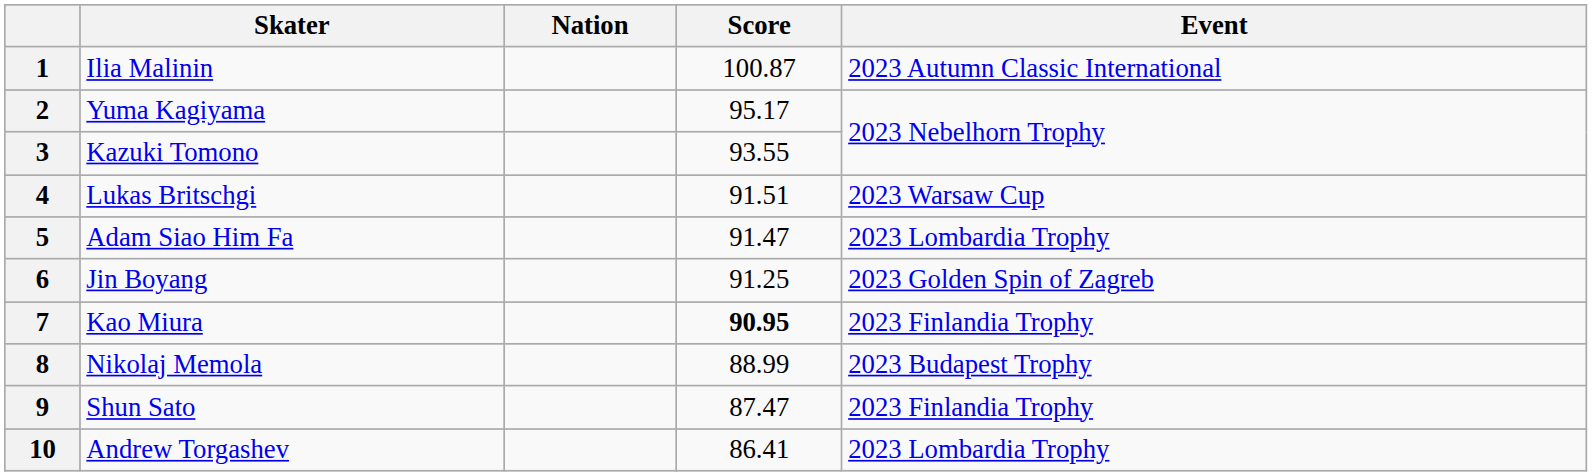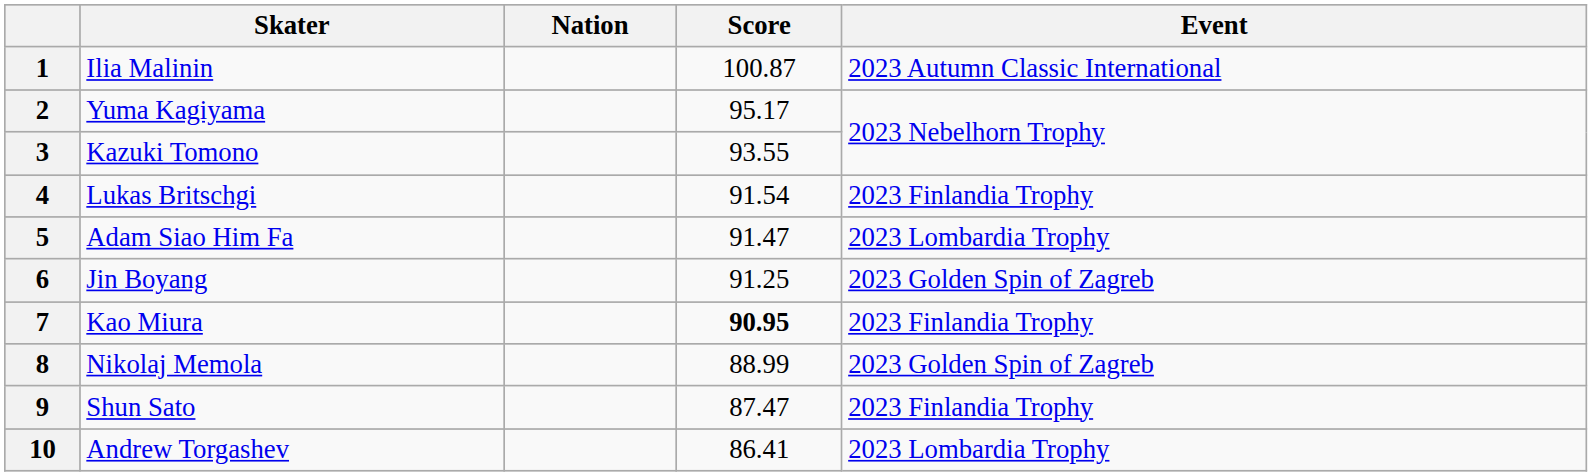(759, 195) 91.51 -> (759, 195) 91.54
(946, 195) 2023 Warsaw Cup -> (971, 195) 2023 Finlandia Trophy
(970, 364) 2023 Budapest Trophy -> (1001, 364) 2023 Golden Spin of Zagreb
